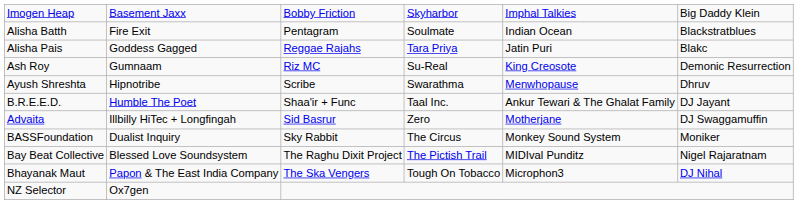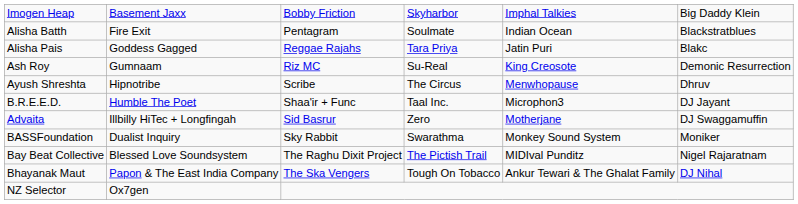(435, 84) Swarathma -> (434, 84) The Circus
(590, 102) Ankur Tewari & The Ghalat Family -> (535, 102) Microphon3
(434, 137) The Circus -> (435, 137) Swarathma
(535, 173) Microphon3 -> (590, 173) Ankur Tewari & The Ghalat Family
